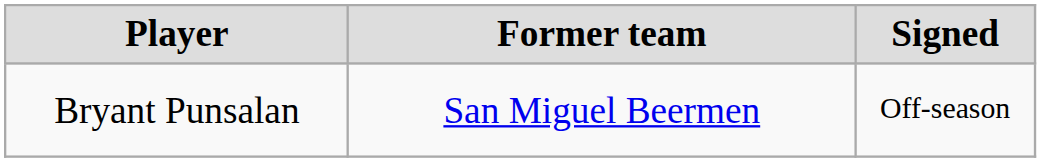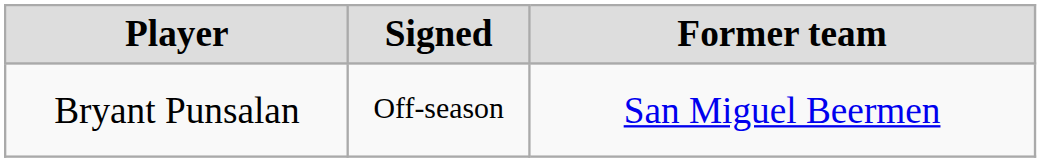columns swapped: (945, 34) <-> (602, 34)
